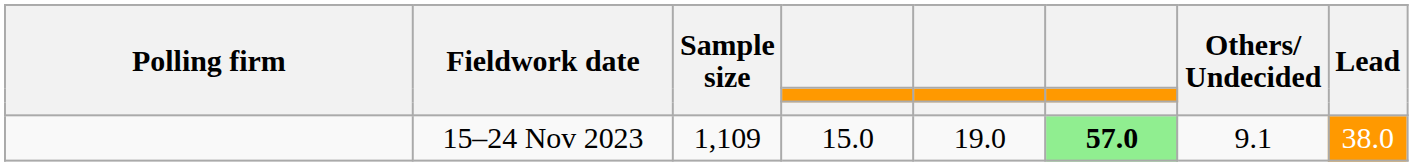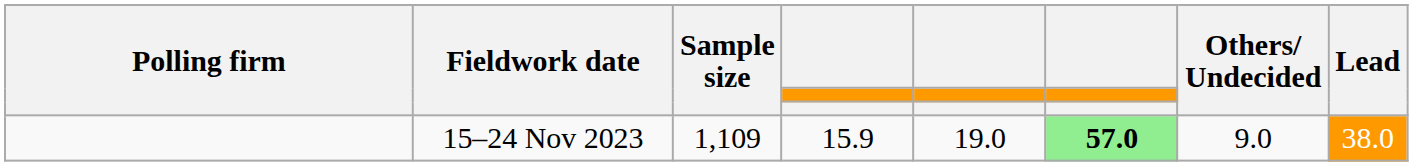(848, 137) 15.0 -> (848, 137) 15.9
(1253, 137) 9.1 -> (1253, 137) 9.0
